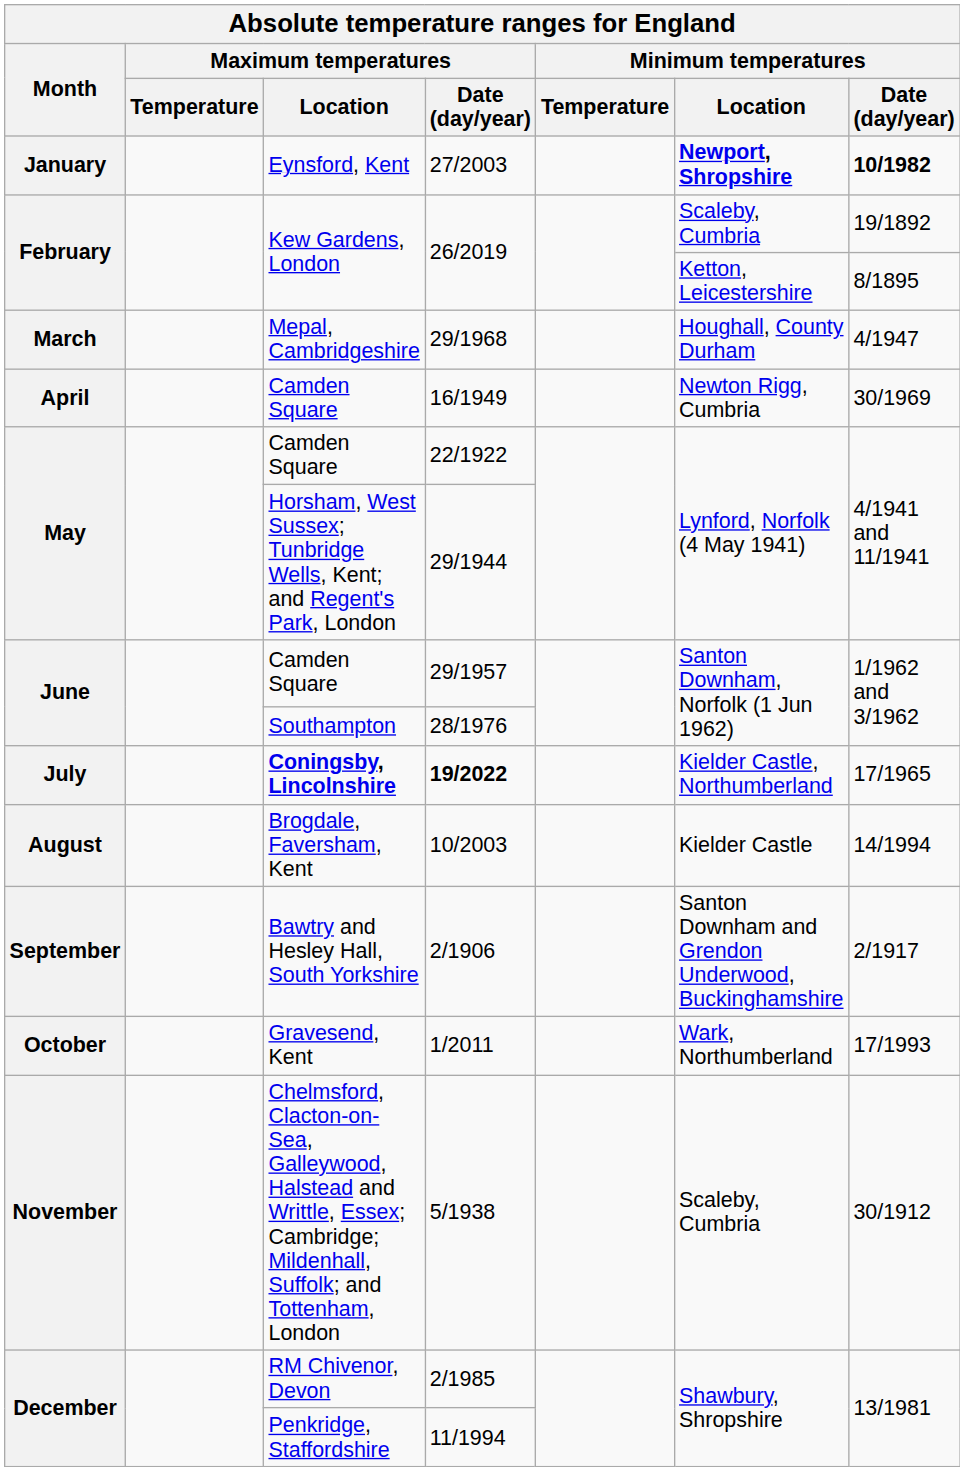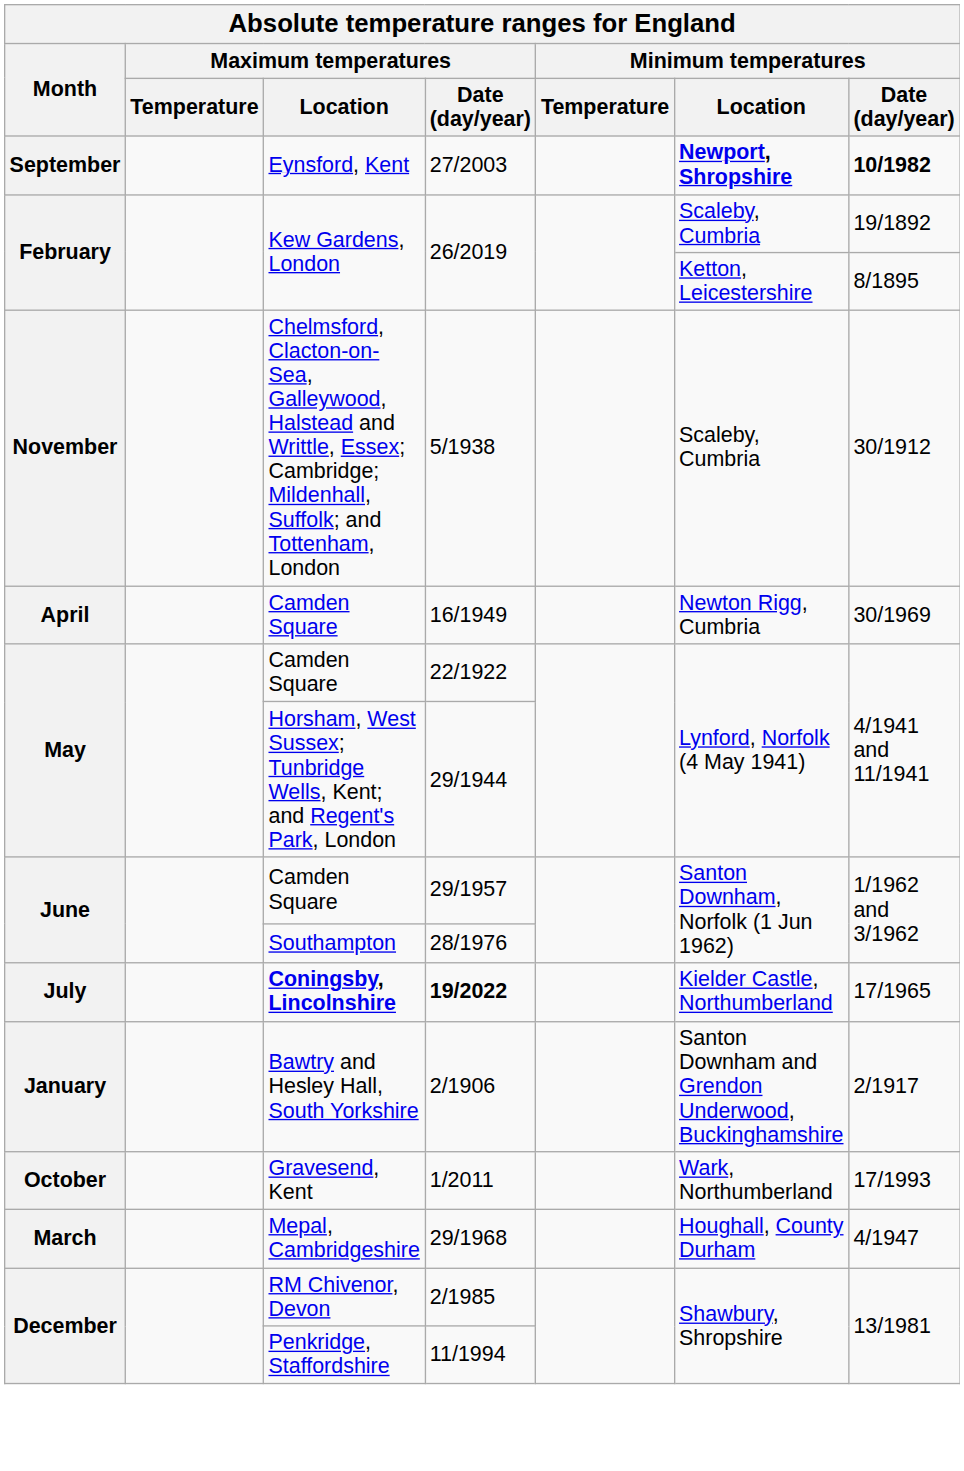(65, 165) January -> (65, 165) September
rows swapped: (344, 339) <-> (337, 1212)
- row: (325, 844)
(65, 951) September -> (65, 1086) January
